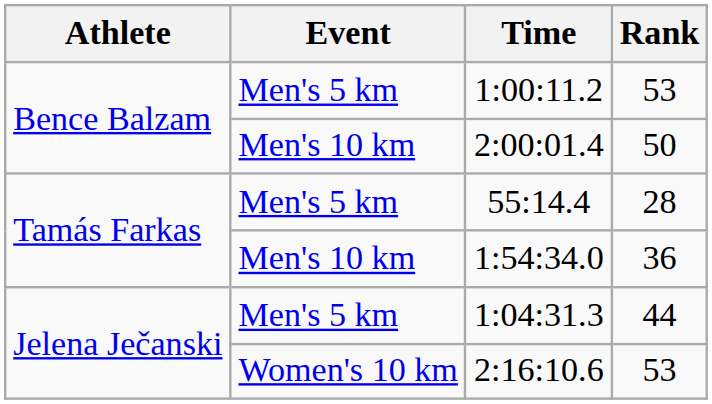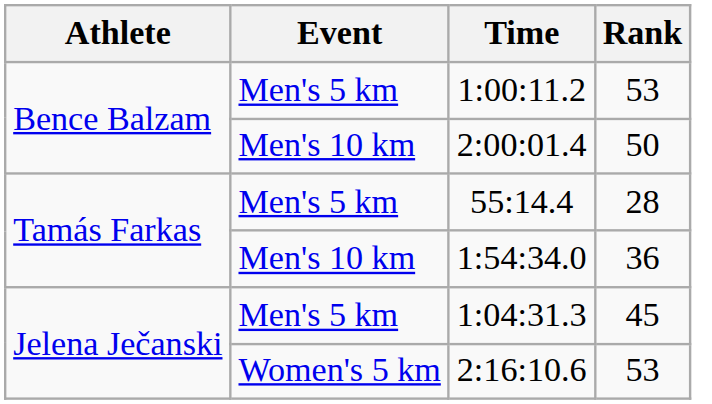(660, 314) 44 -> (642, 314) 45
(348, 370) Women's 10 km -> (340, 370) Women's 5 km
